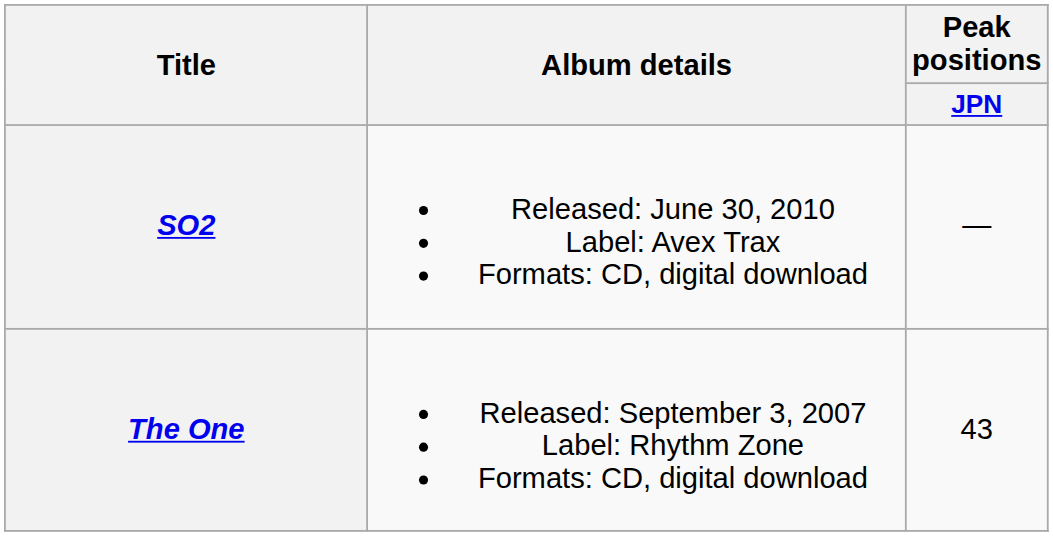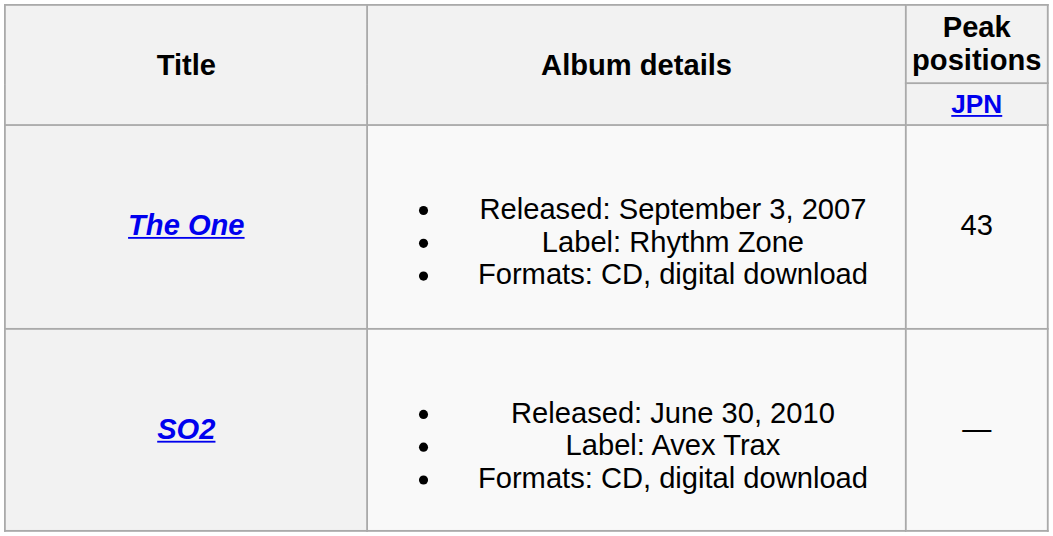rows swapped: (186, 428) <-> (186, 226)
